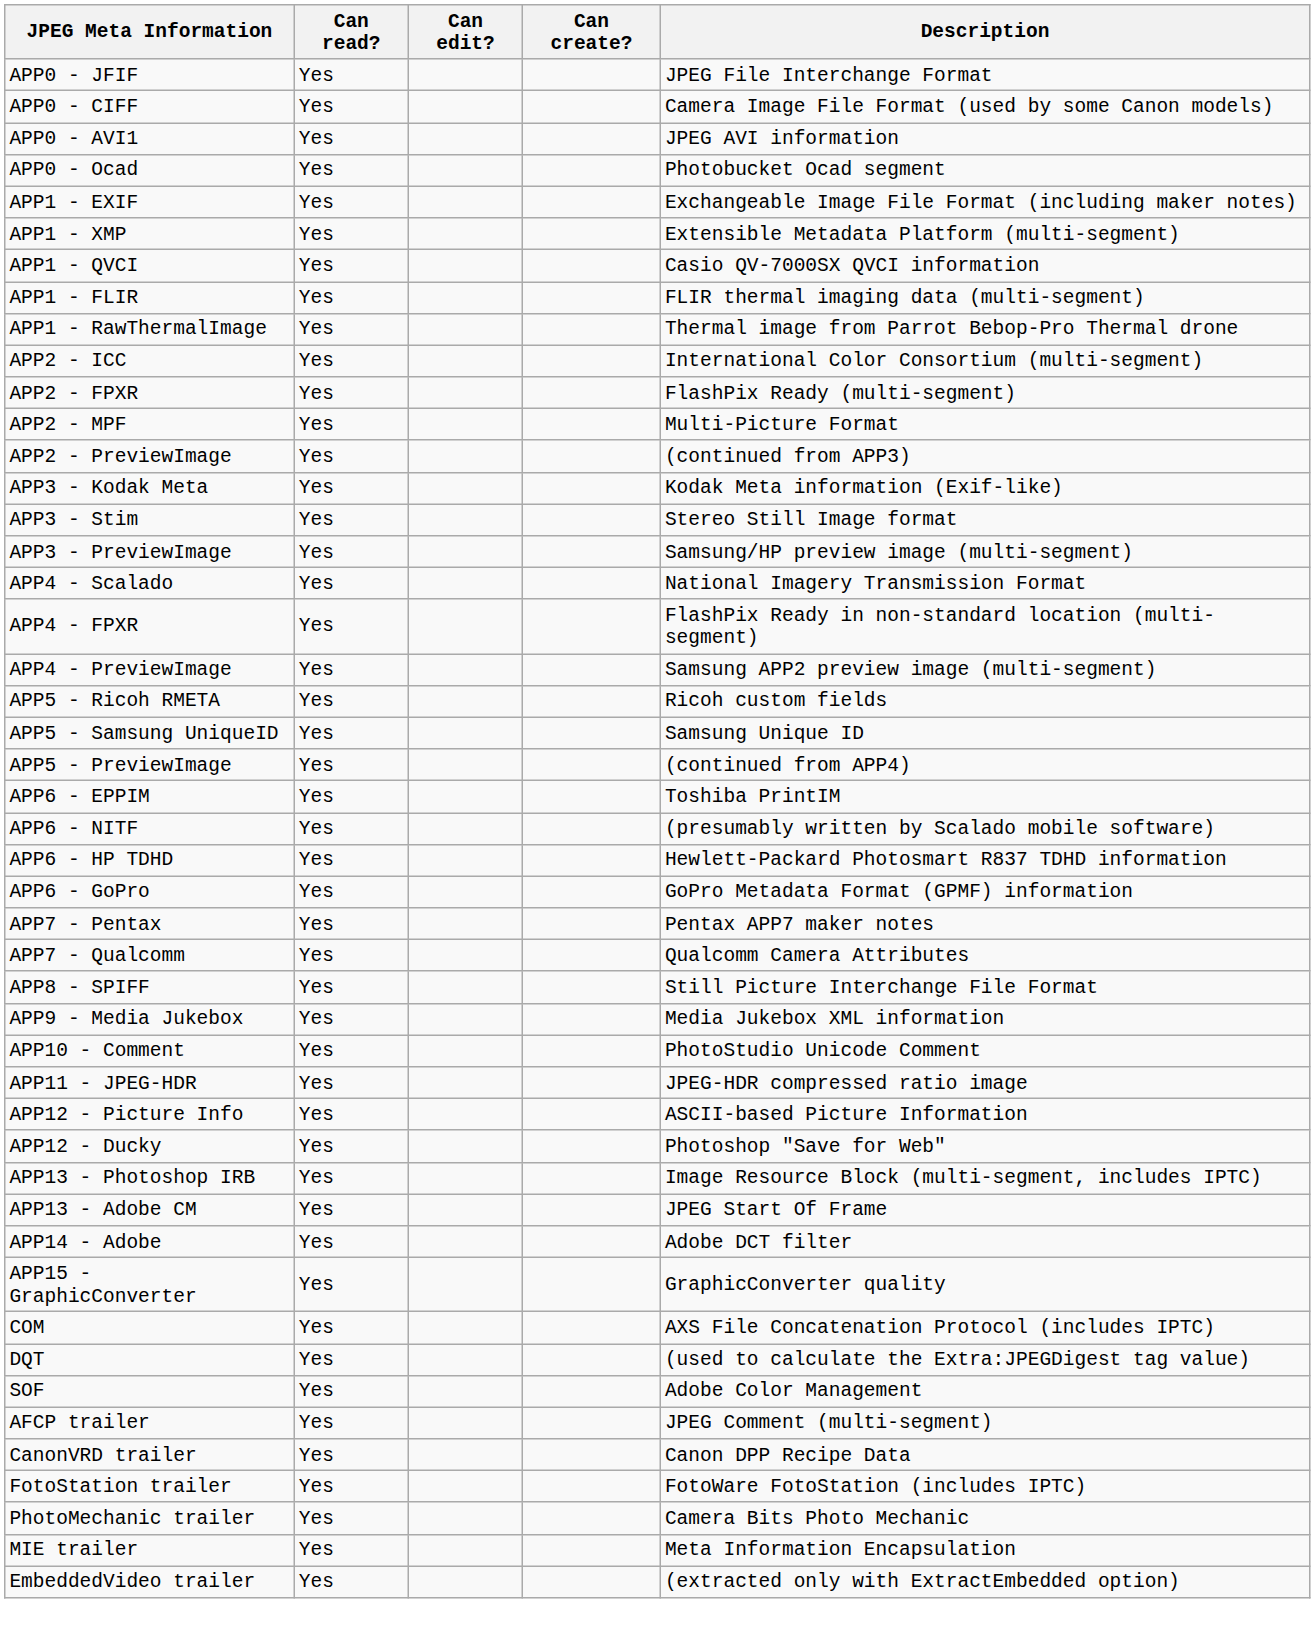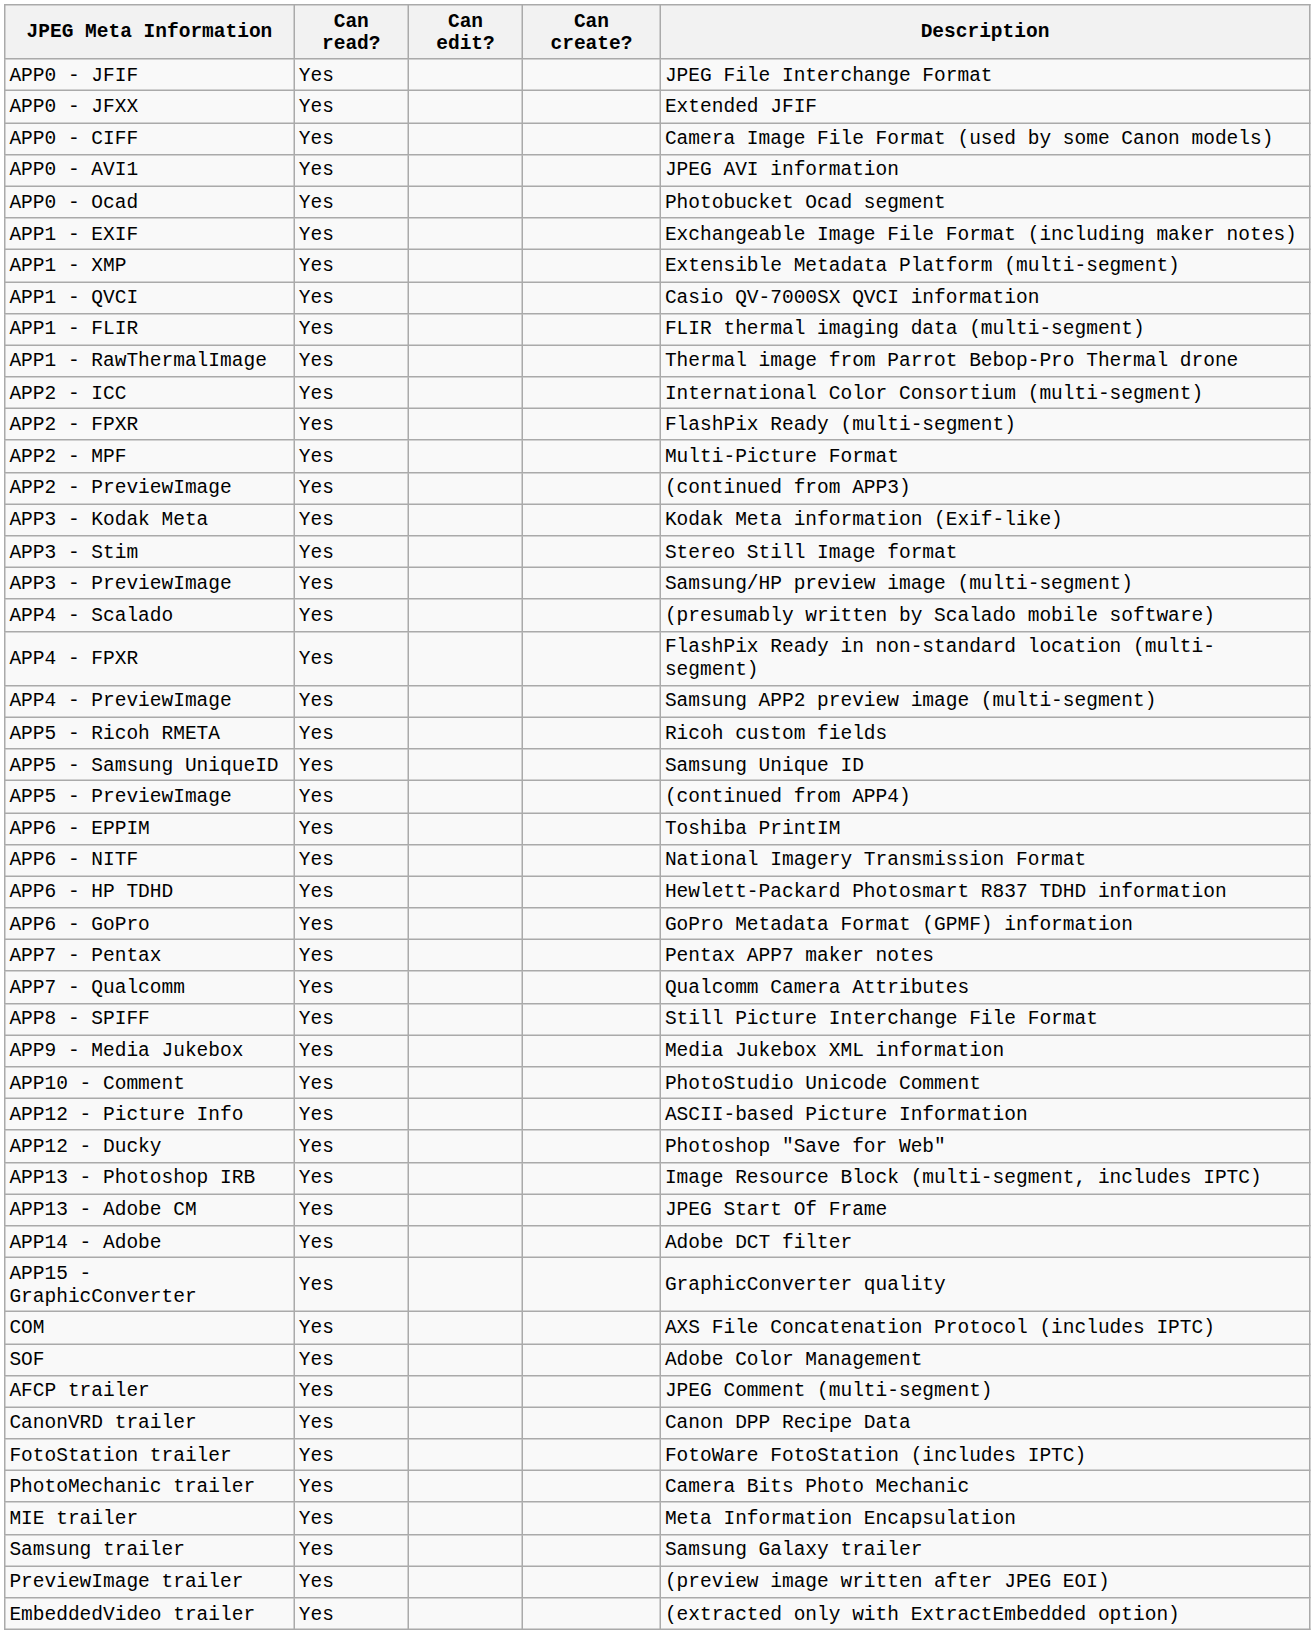+ row: (74, 107)
(876, 583) National Imagery Transmission Format -> (940, 615) (presumably written by Scalado mobile software)
(940, 828) (presumably written by Scalado mobile software) -> (876, 860) National Imagery Transmission Format
- row: (103, 1083)
- row: (27, 1359)
+ row: (97, 1550)
+ row: (126, 1582)
